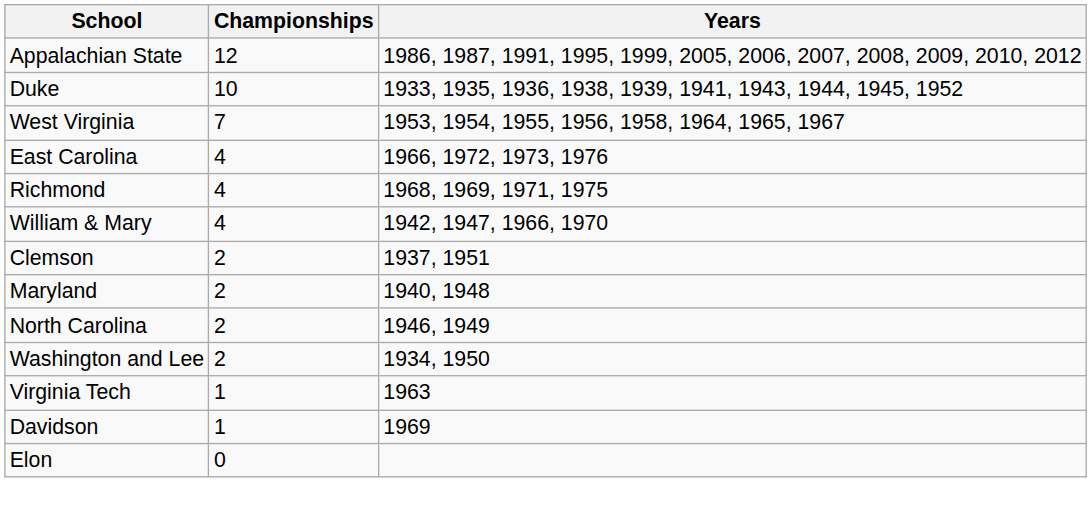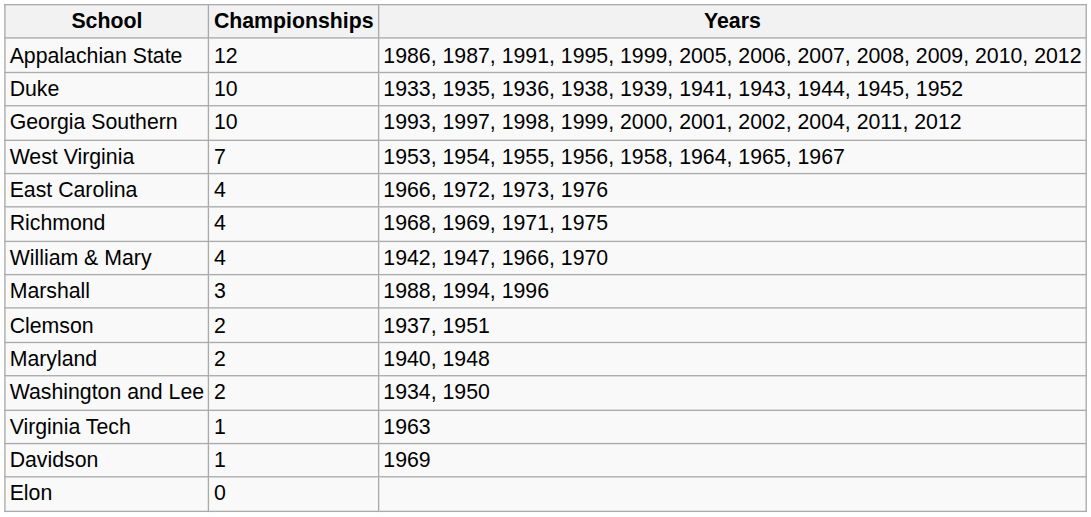+ row: (94, 122)
+ row: (50, 291)
- row: (78, 325)
